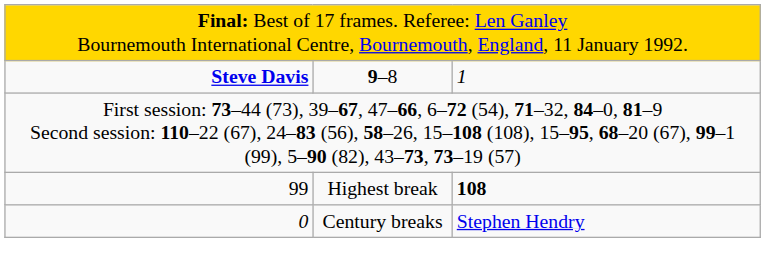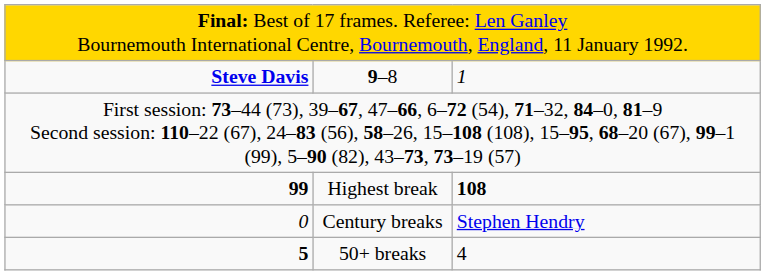(299, 188) normal -> (299, 188) bold
+ row: (383, 254)
